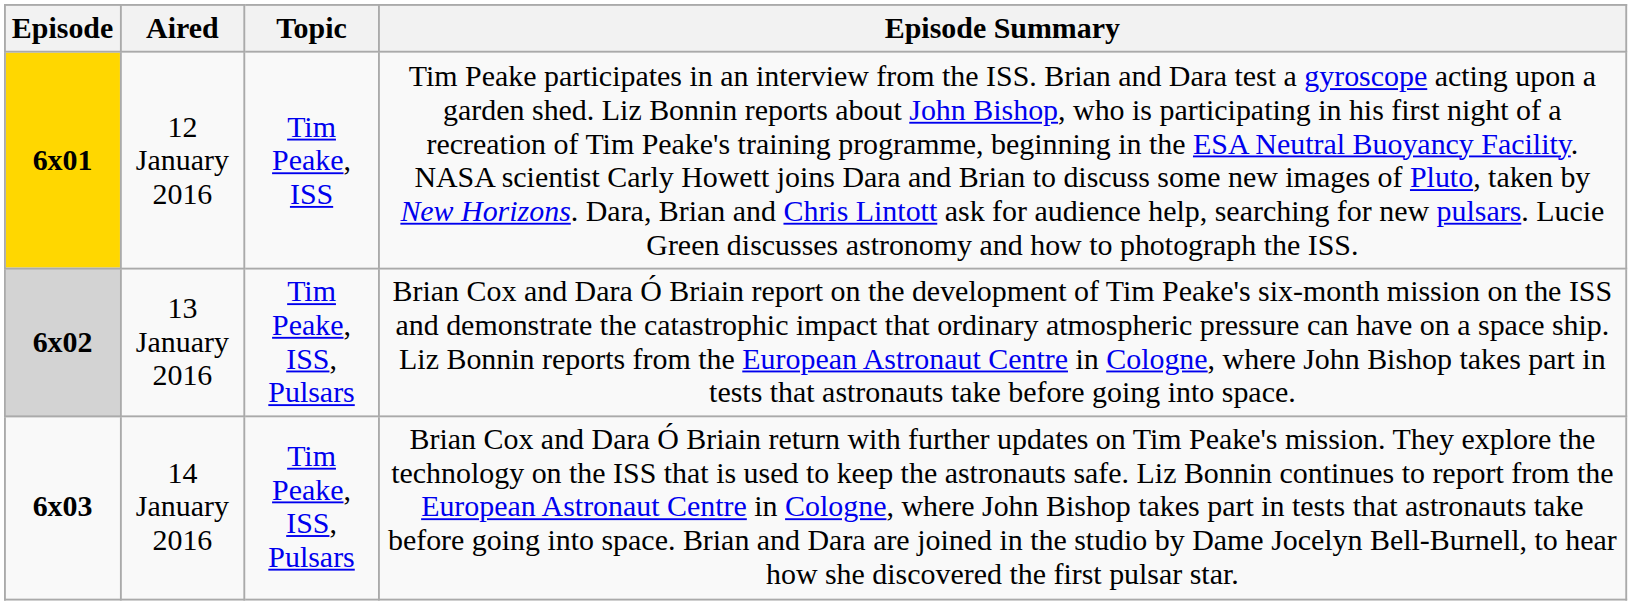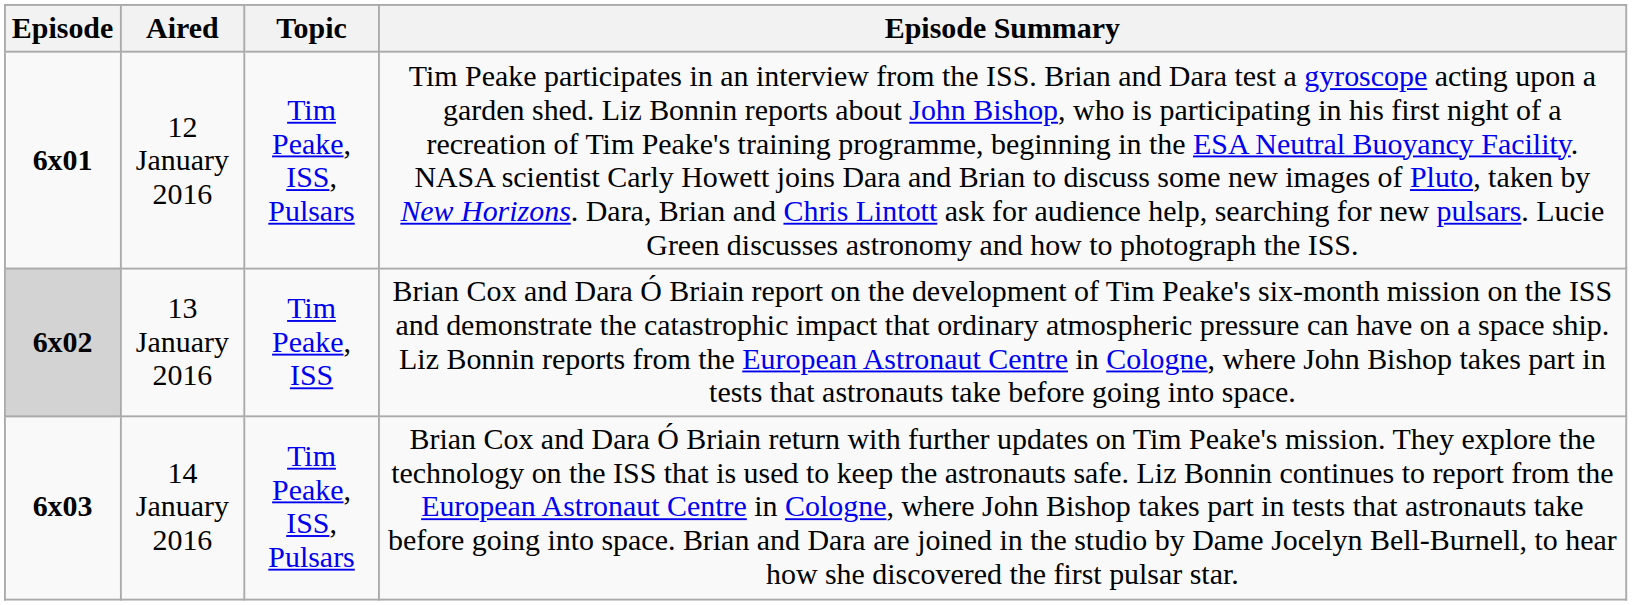(63, 159) gold background -> (63, 159) no background
(312, 159) Tim Peake, ISS -> (312, 159) Tim Peake, ISS, Pulsars
(312, 341) Tim Peake, ISS, Pulsars -> (312, 341) Tim Peake, ISS
